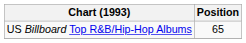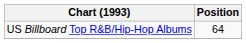(218, 30) 65 -> (218, 30) 64
